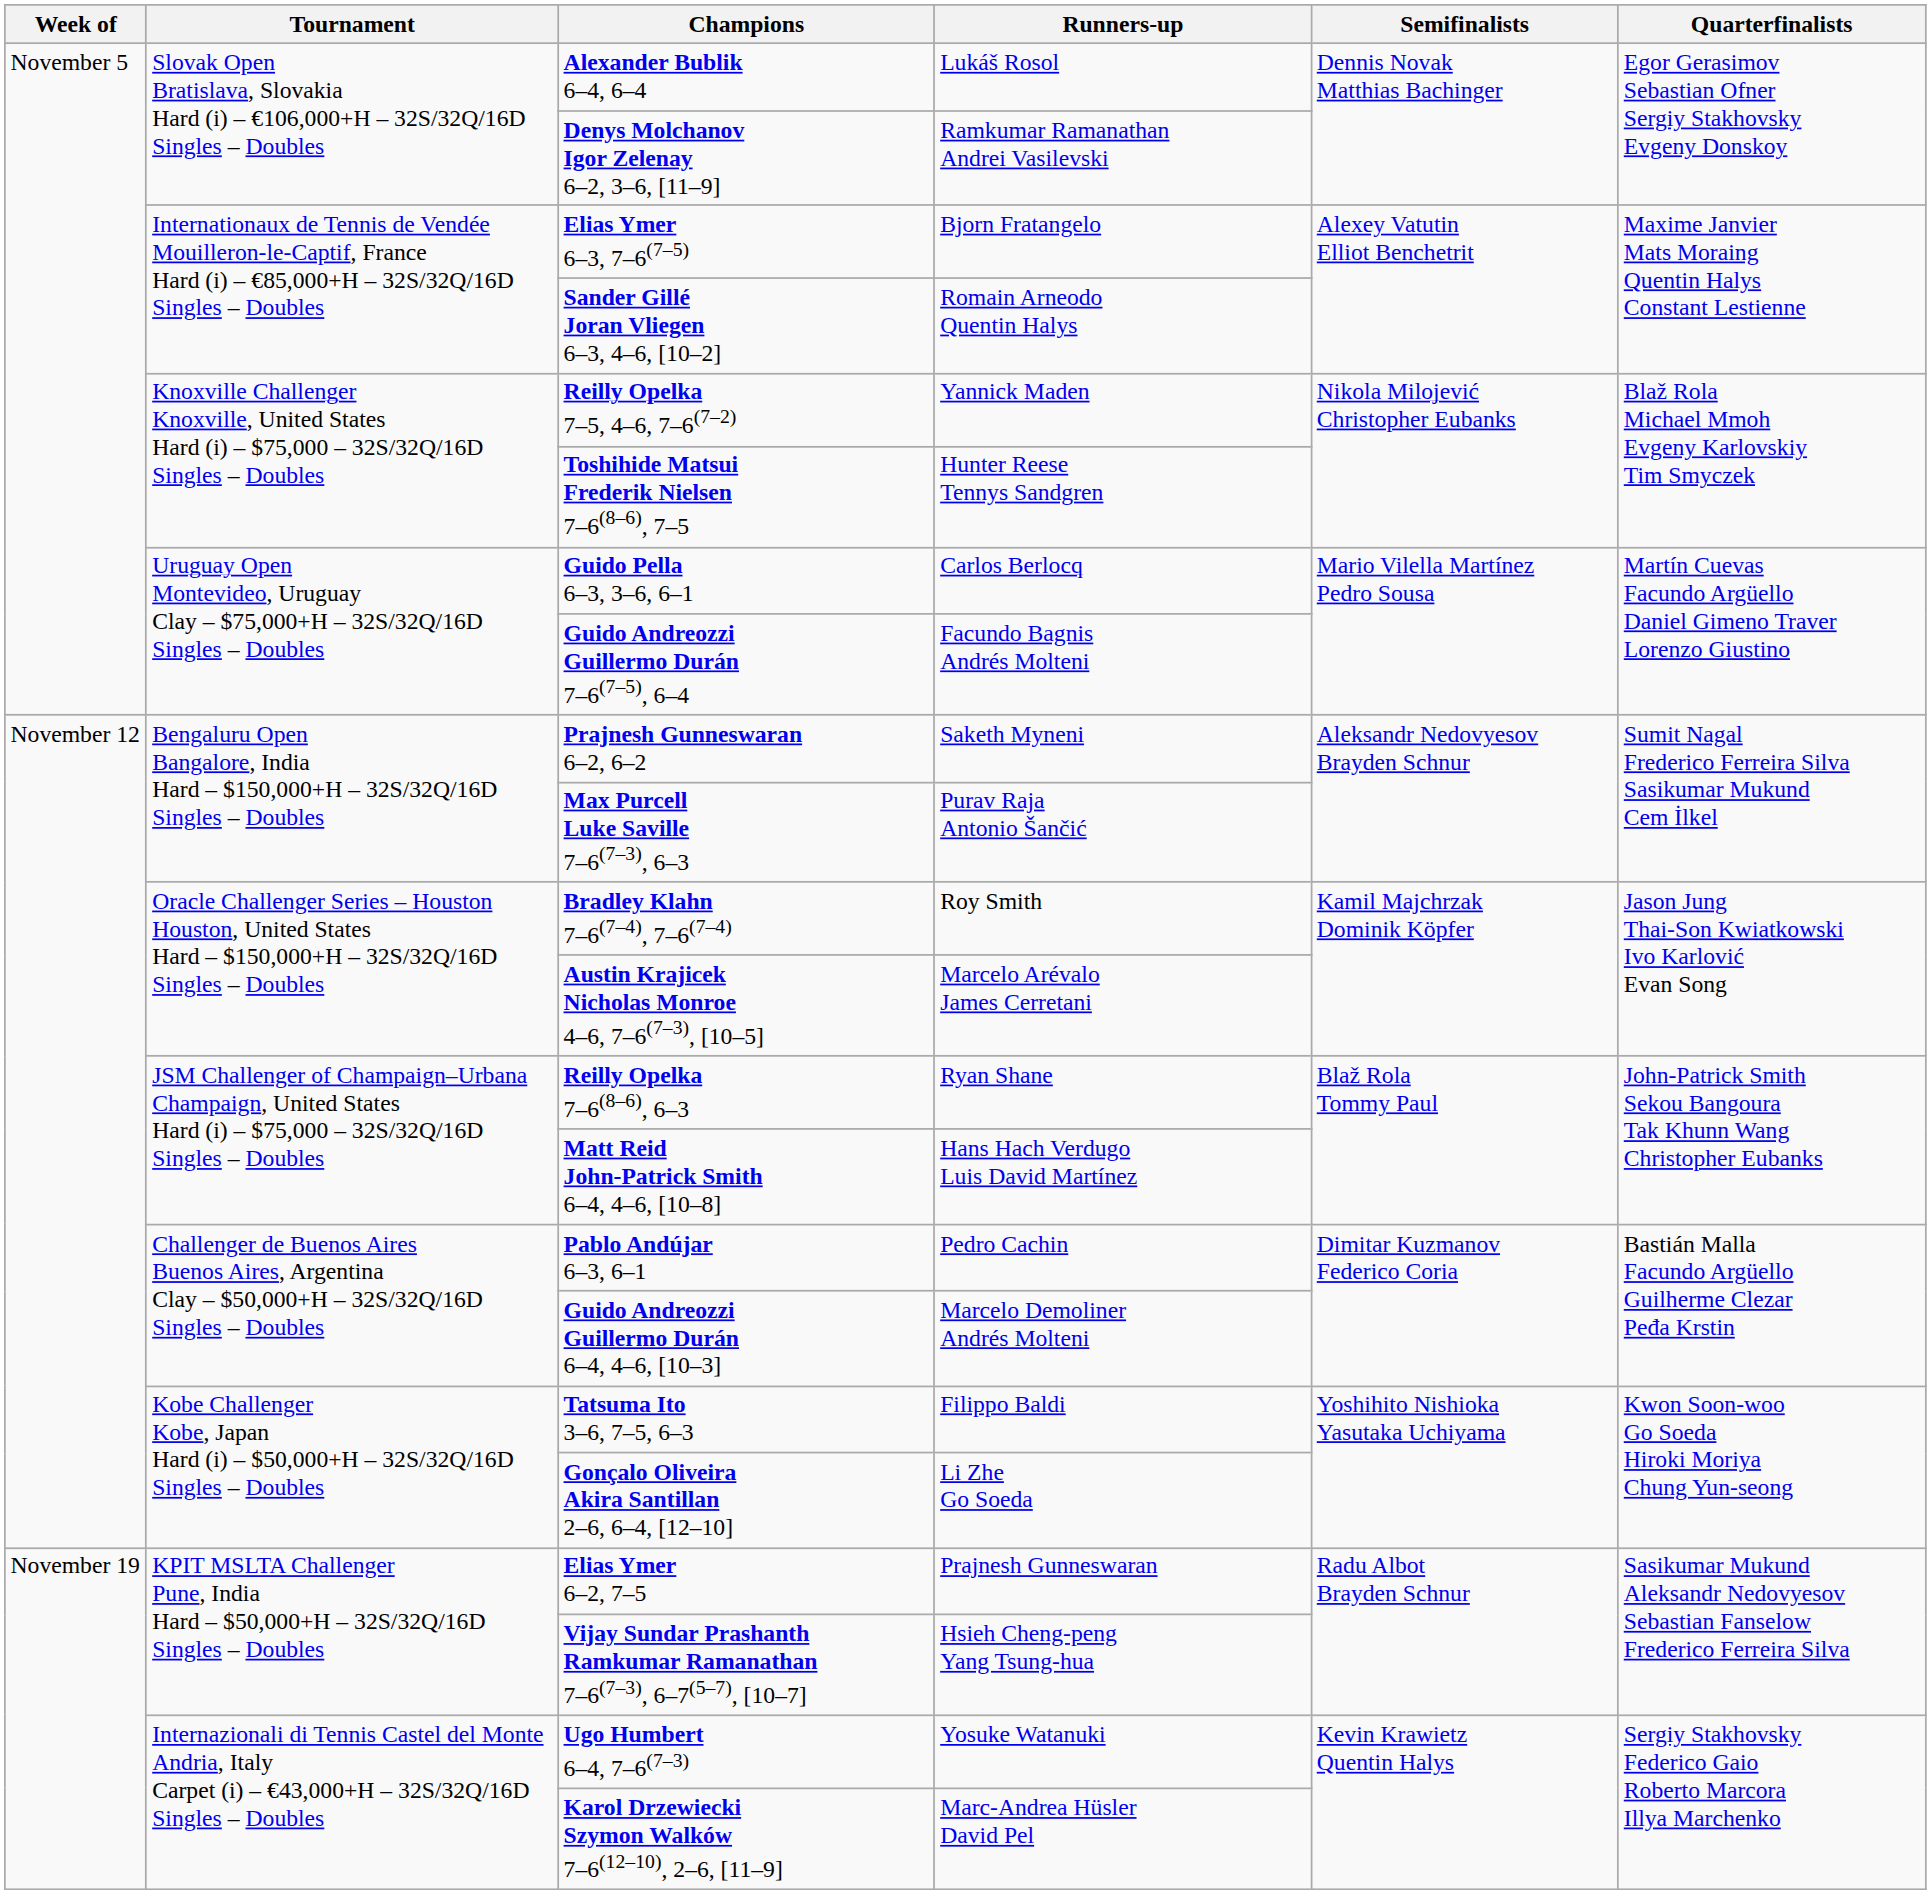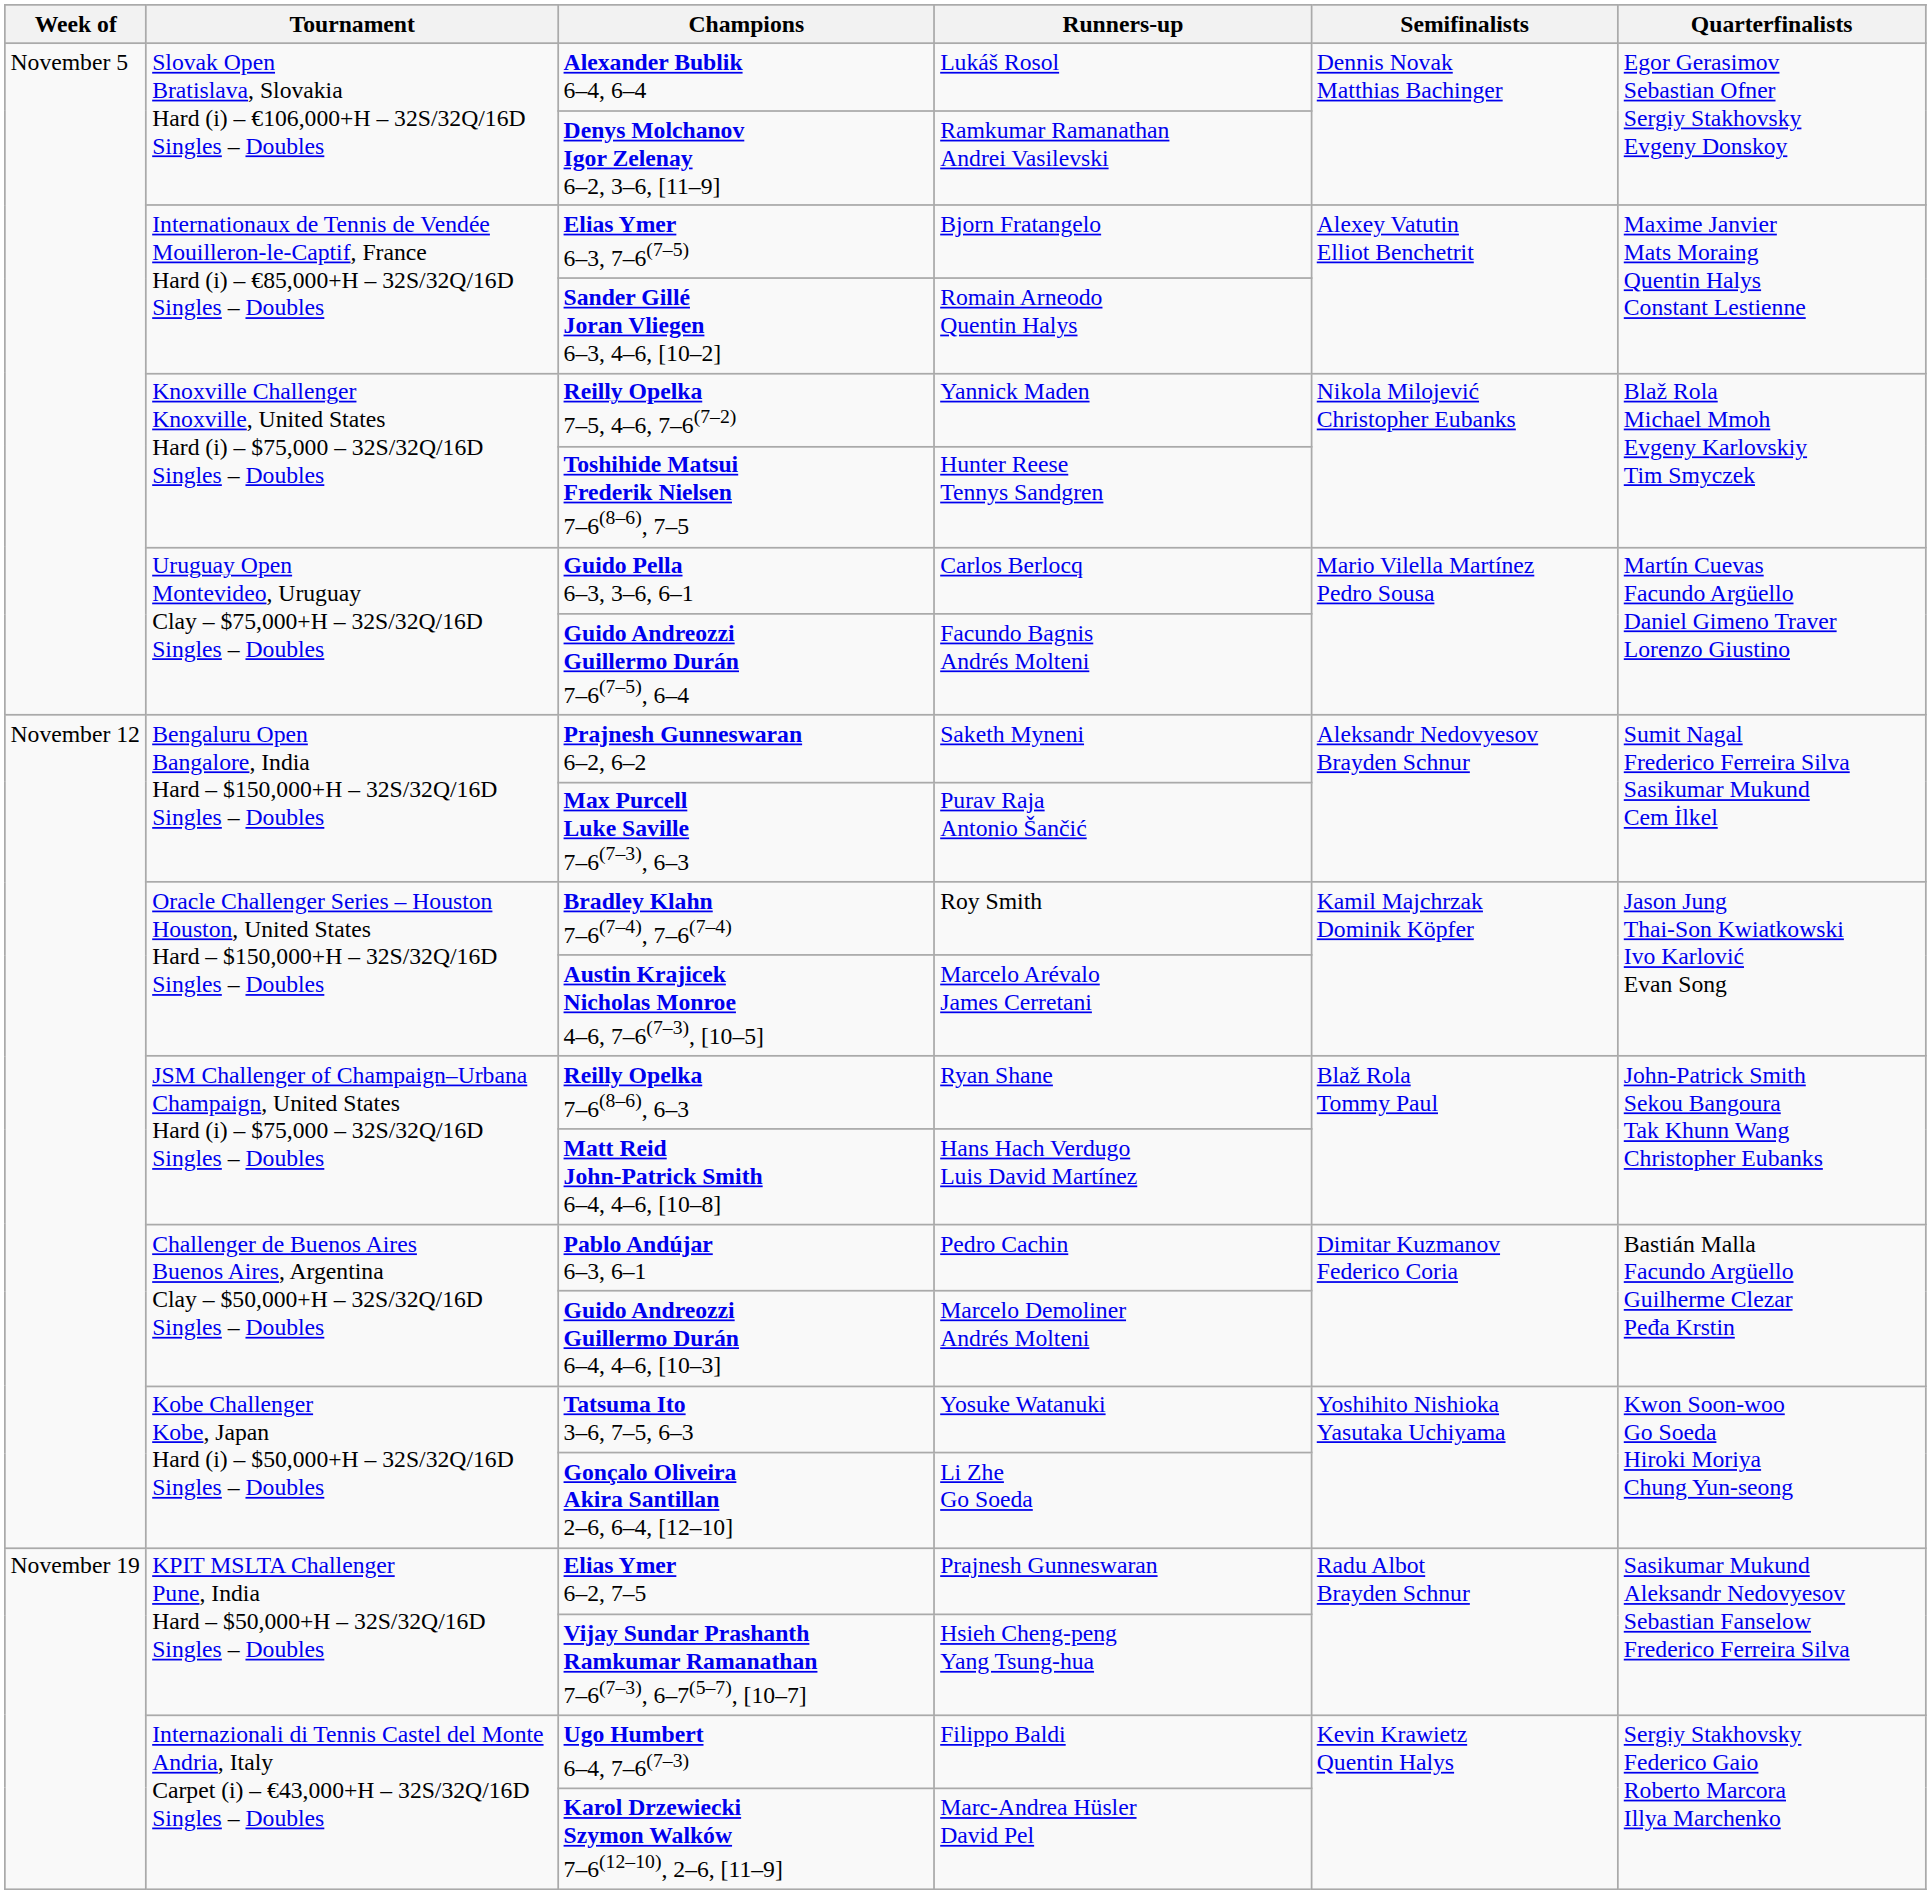(1003, 1404) Filippo Baldi -> (1023, 1404) Yosuke Watanuki
(1023, 1733) Yosuke Watanuki -> (1003, 1733) Filippo Baldi
